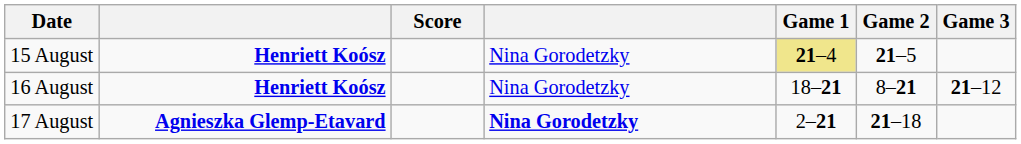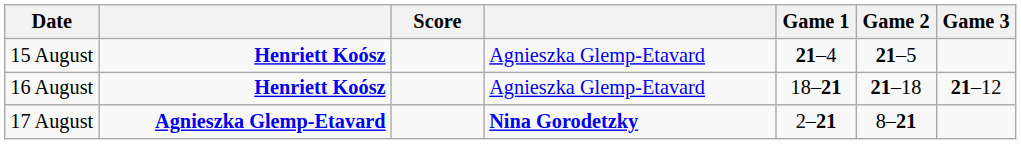(559, 55) Nina Gorodetzky -> (597, 55) Agnieszka Glemp-Etavard
(816, 55) khaki background -> (816, 55) no background
(559, 88) Nina Gorodetzky -> (597, 88) Agnieszka Glemp-Etavard
(896, 88) 8–21 -> (896, 88) 21–18
(896, 122) 21–18 -> (896, 122) 8–21
